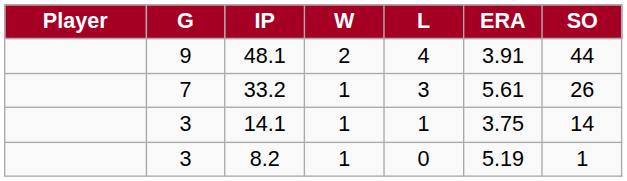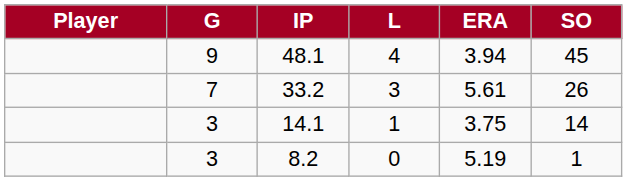- column: (344, 21)
(503, 55) 3.91 -> (485, 55) 3.94
(582, 55) 44 -> (576, 55) 45
